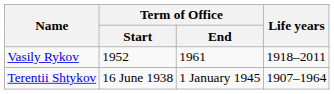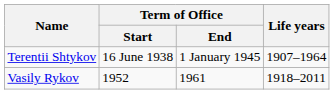rows swapped: (52, 78) <-> (43, 57)
